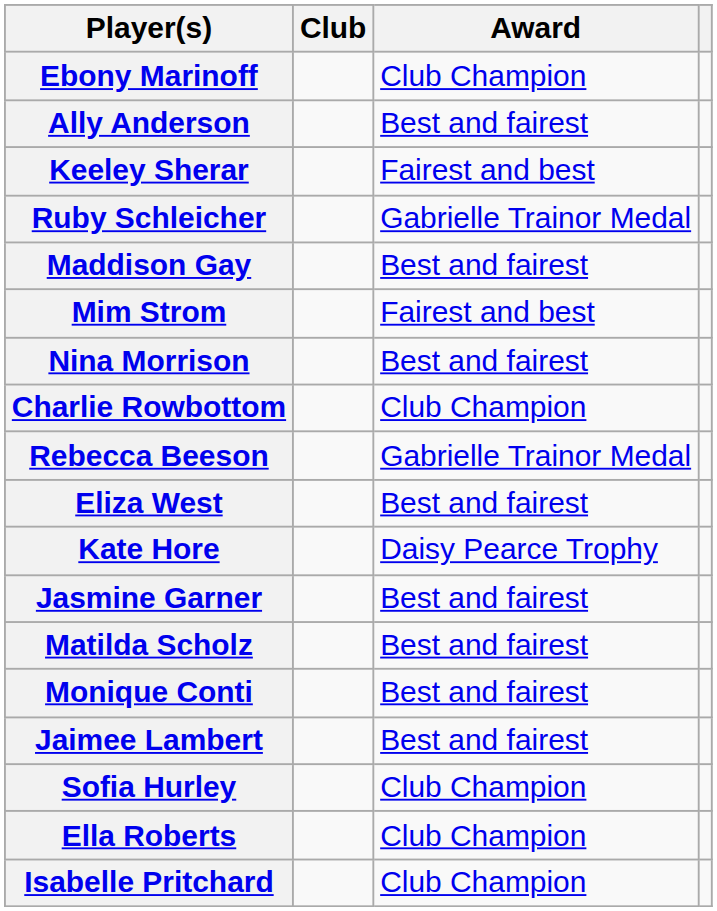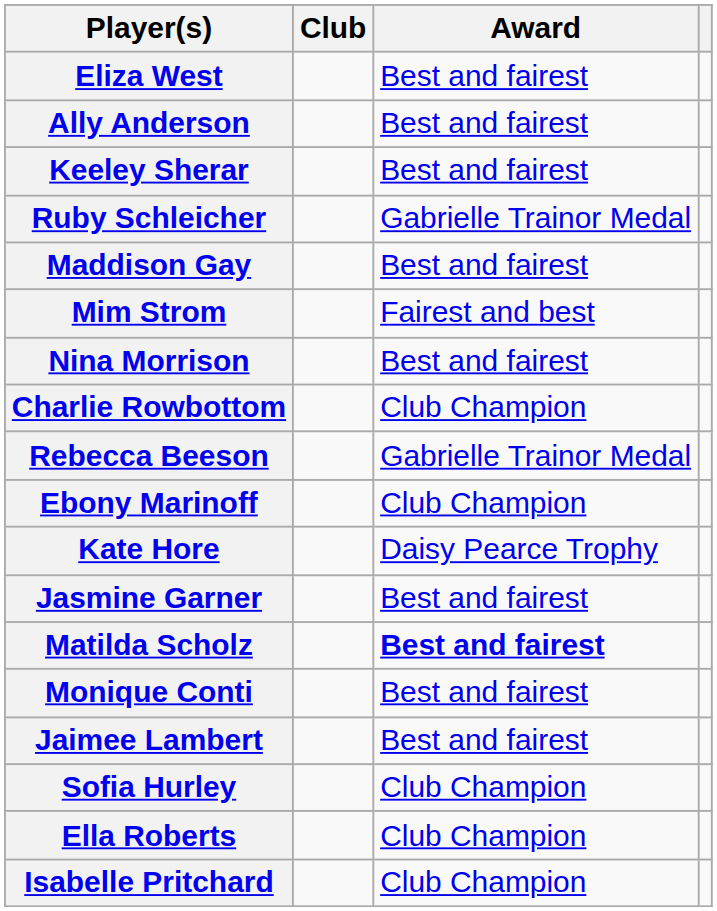rows swapped: (149, 75) <-> (149, 502)
(487, 170) Fairest and best -> (484, 170) Best and fairest
(484, 645) normal -> (492, 645) bold
